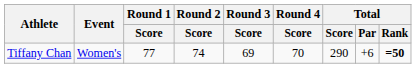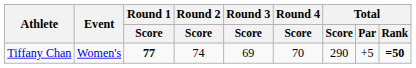(149, 53) normal -> (149, 53) bold
(367, 53) +6 -> (367, 53) +5
